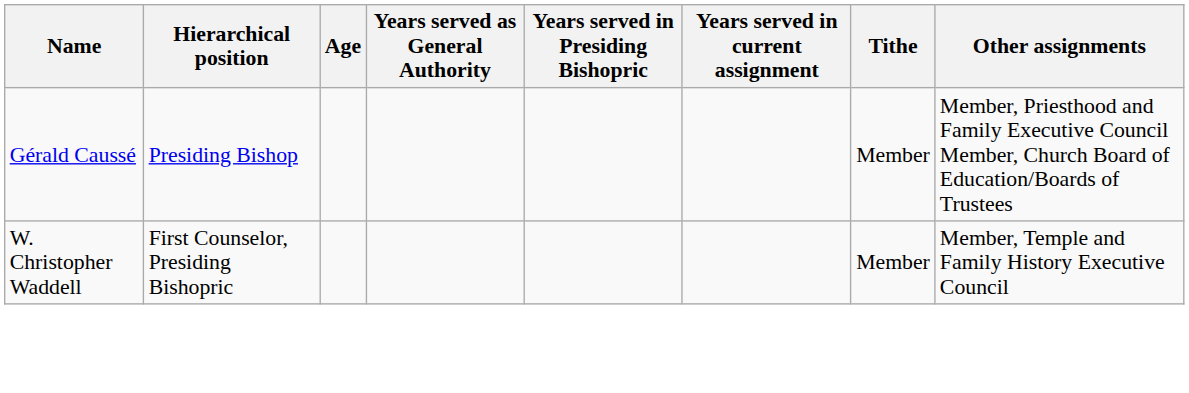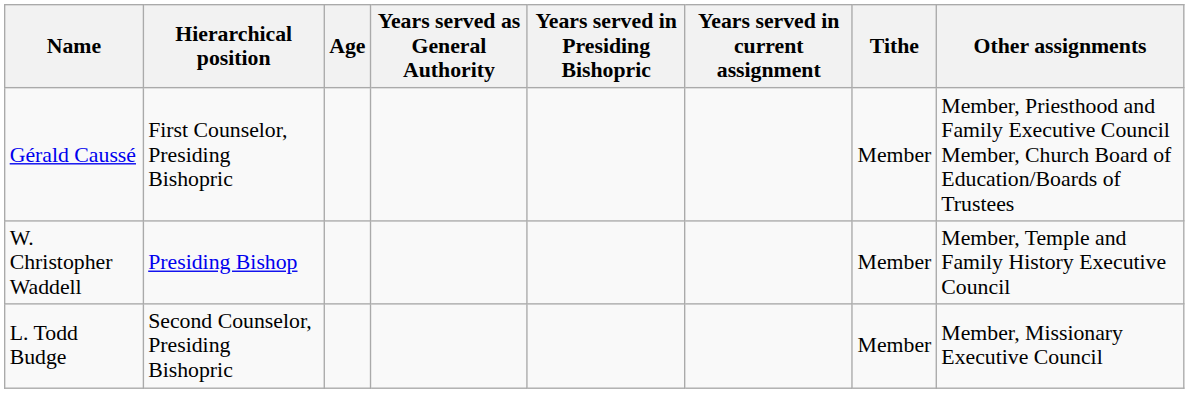(223, 154) Presiding Bishop -> (218, 154) First Counselor, Presiding Bishopric
(218, 262) First Counselor, Presiding Bishopric -> (223, 262) Presiding Bishop
+ row: (44, 345)
